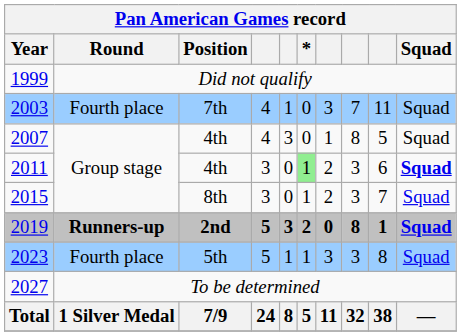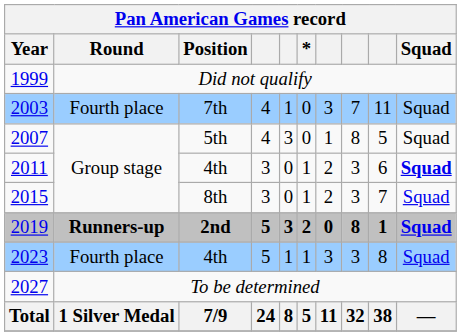(215, 138) 4th -> (215, 138) 5th
(306, 167) lightgreen background -> (306, 167) no background
(215, 256) 5th -> (215, 256) 4th
